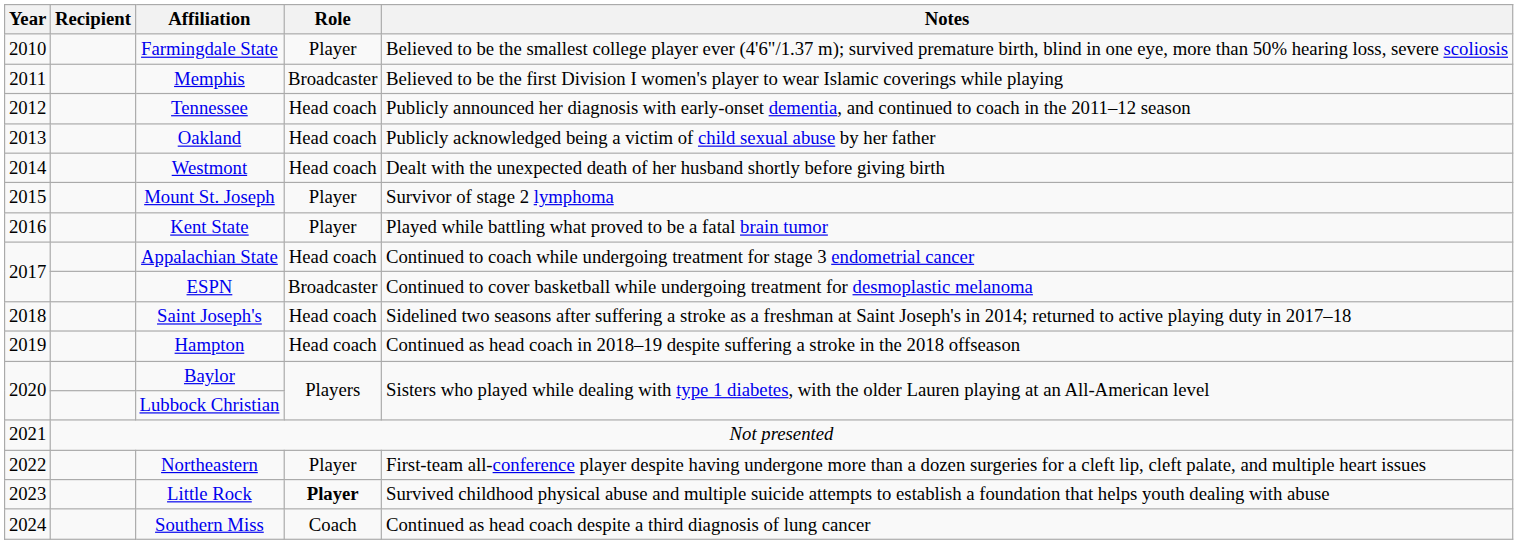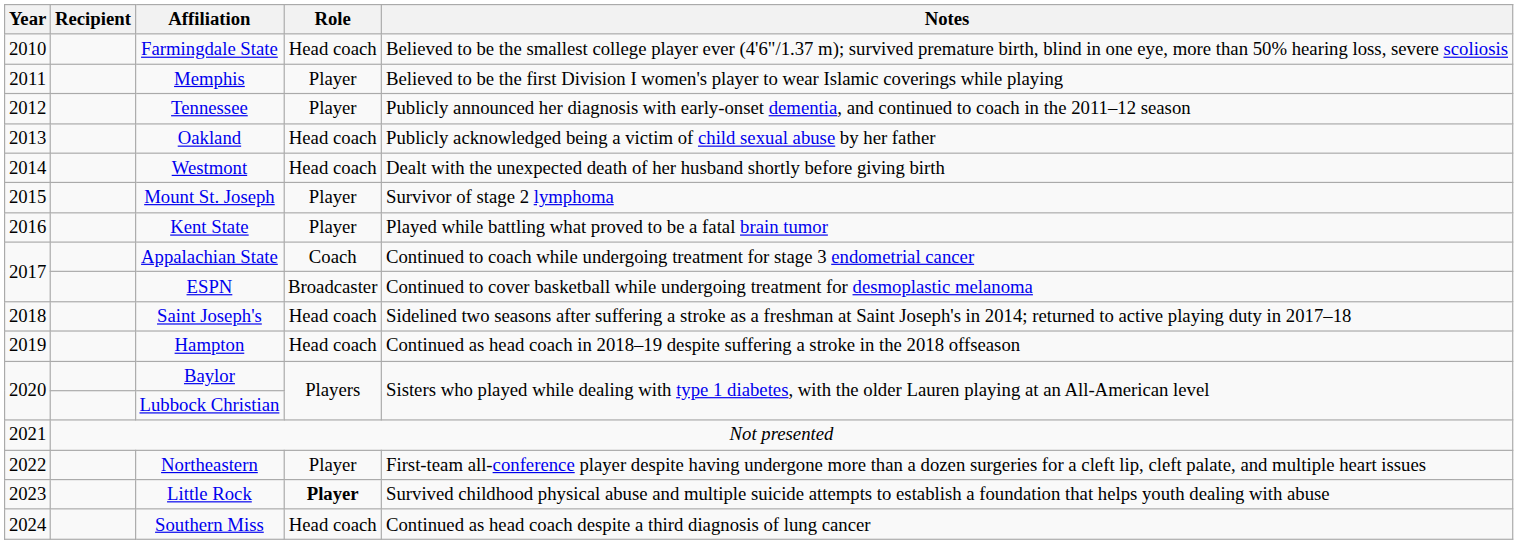(333, 49) Player -> (333, 49) Head coach
(333, 78) Broadcaster -> (333, 78) Player
(333, 108) Head coach -> (333, 108) Player
(333, 256) Head coach -> (333, 256) Coach
(333, 524) Coach -> (333, 524) Head coach
